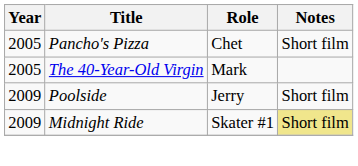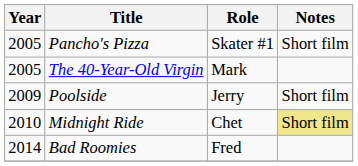(227, 43) Chet -> (243, 43) Skater #1
(25, 122) 2009 -> (25, 122) 2010
(243, 122) Skater #1 -> (227, 122) Chet
+ row: (93, 148)
